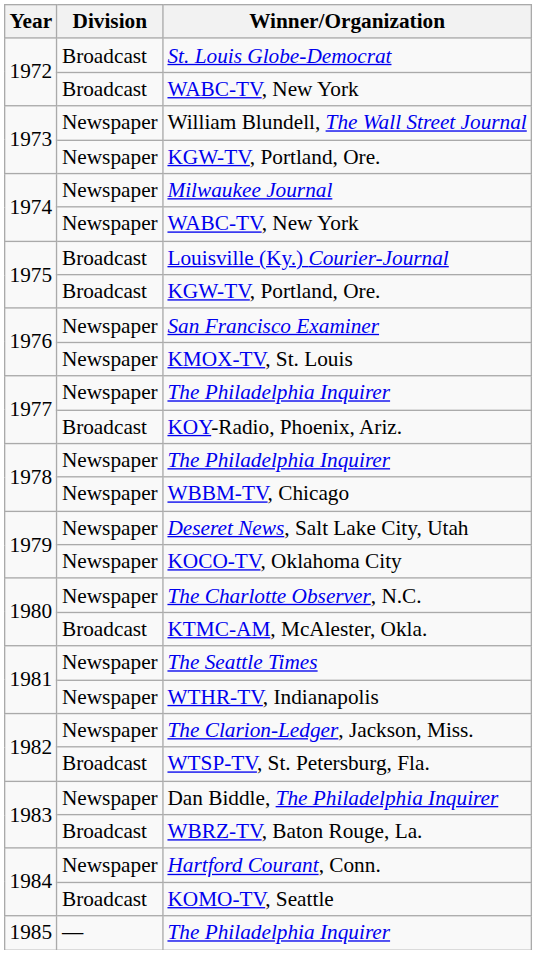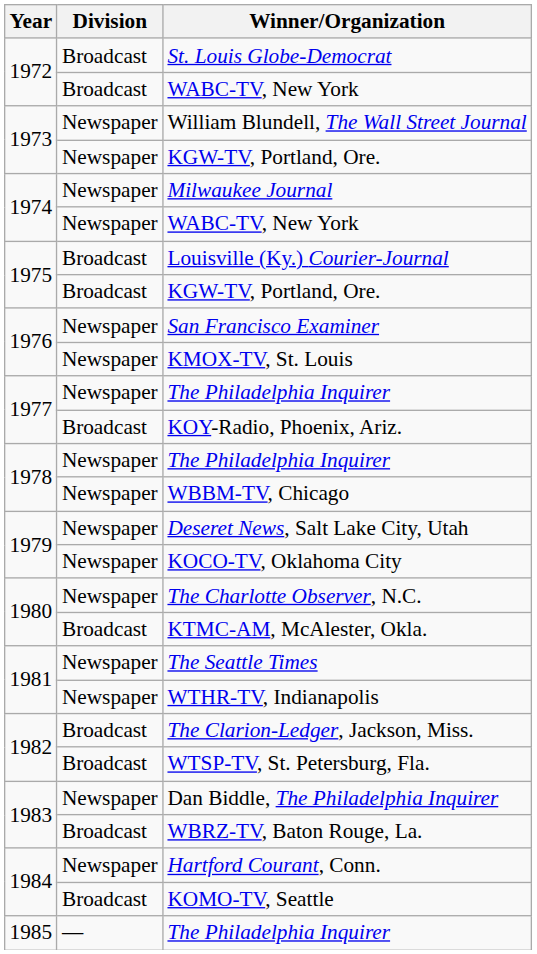(110, 730) Newspaper -> (104, 730) Broadcast
